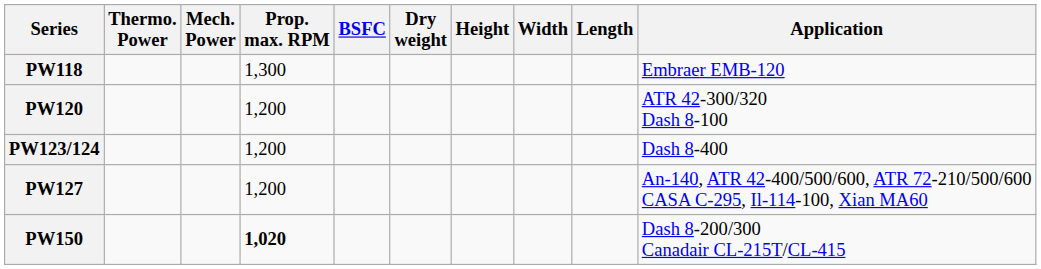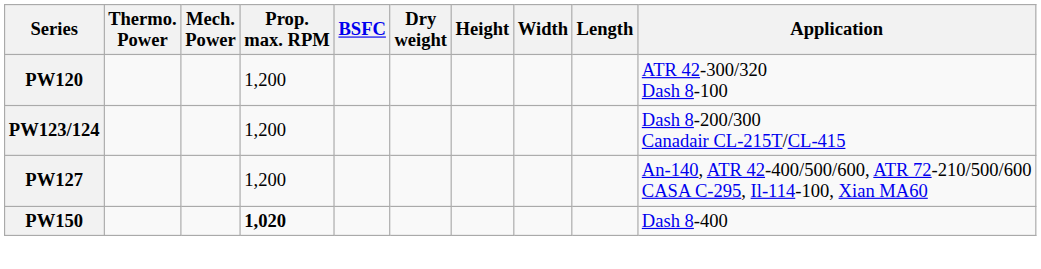- row: (54, 69)
(685, 149) Dash 8-400 -> (744, 130) Dash 8-200/300 Canadair CL-215T/CL-415
(744, 239) Dash 8-200/300 Canadair CL-215T/CL-415 -> (685, 220) Dash 8-400
